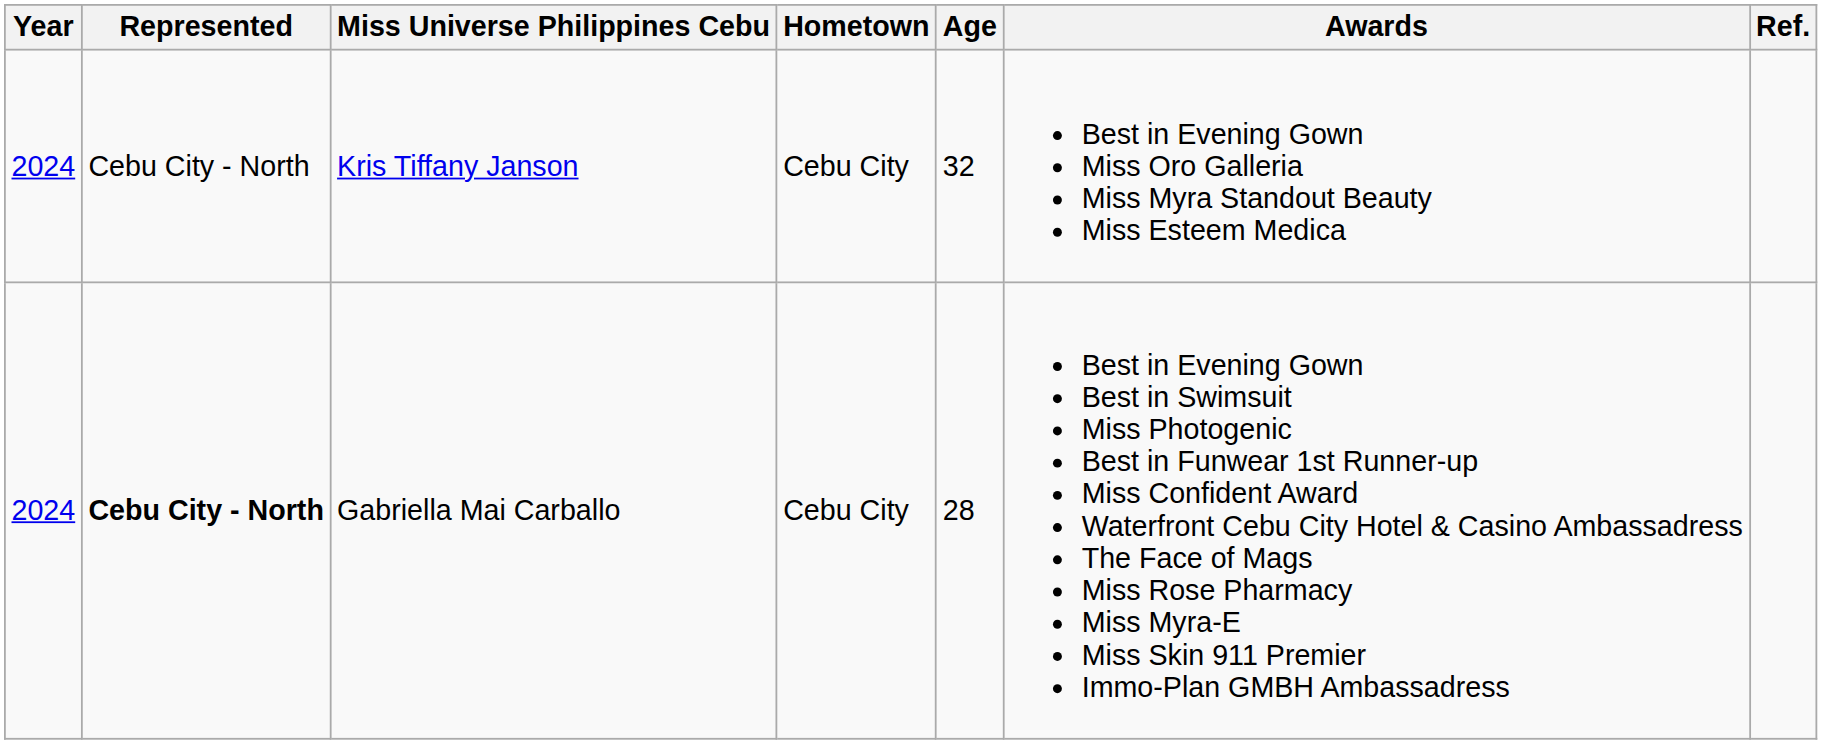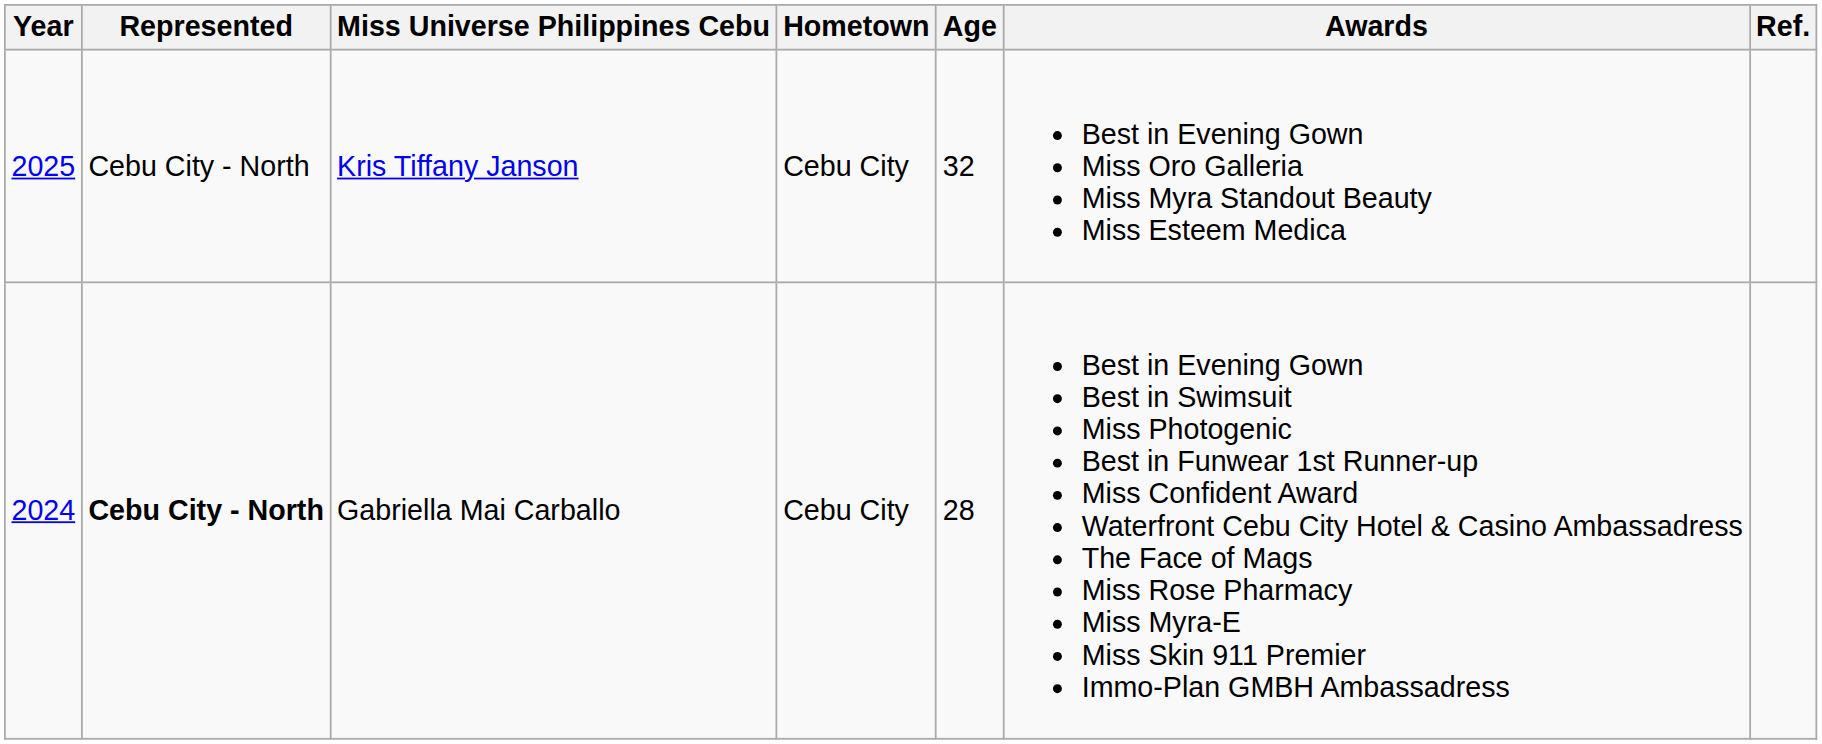(43, 165) 2024 -> (43, 165) 2025
